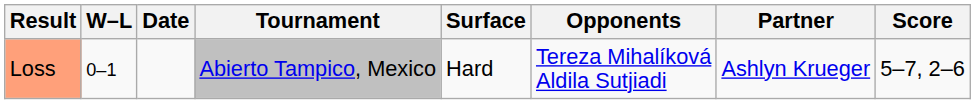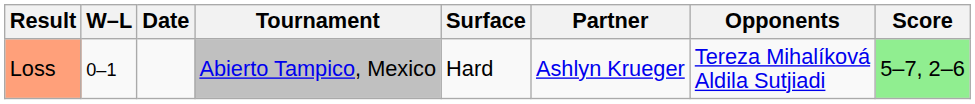columns swapped: (796, 21) <-> (624, 21)
(923, 68) no background -> (923, 68) lightgreen background
